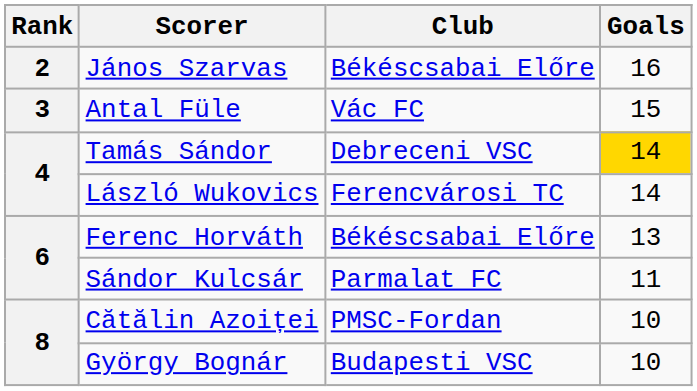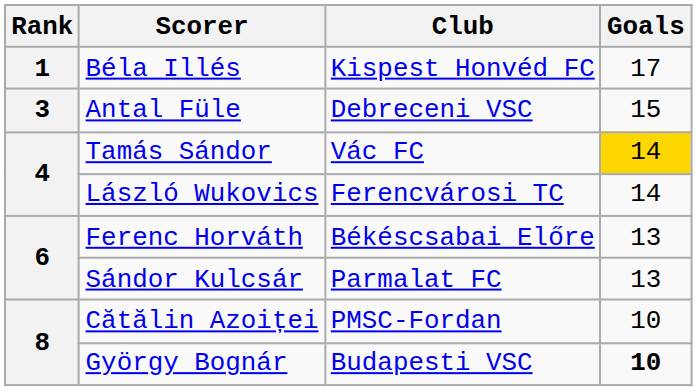+ row: (163, 68)
- row: (187, 68)
(377, 110) Vác FC -> (432, 110) Debreceni VSC
(432, 153) Debreceni VSC -> (377, 153) Vác FC
(646, 279) 11 -> (646, 279) 13
(646, 363) normal -> (646, 363) bold
